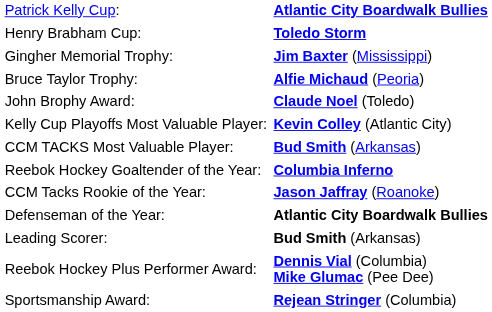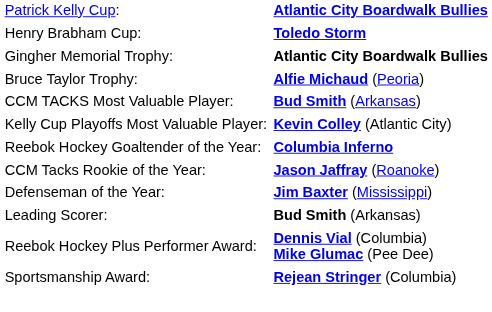(353, 56) Jim Baxter (Mississippi) -> (381, 56) Atlantic City Boardwalk Bullies
- row: (70, 101)
rows swapped: (119, 147) <-> (136, 124)
(381, 215) Atlantic City Boardwalk Bullies -> (353, 192) Jim Baxter (Mississippi)
